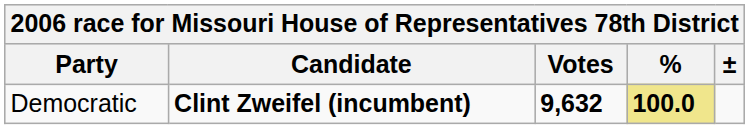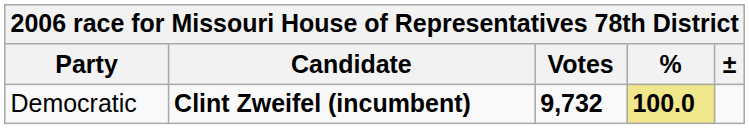(571, 103) 9,632 -> (571, 103) 9,732
